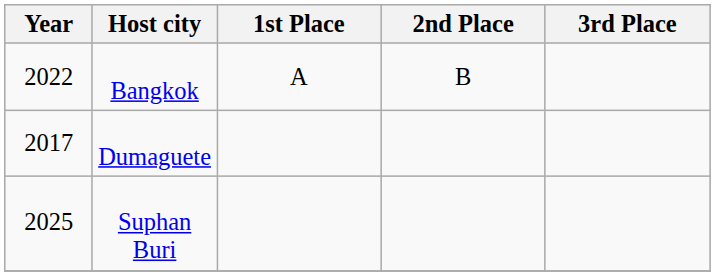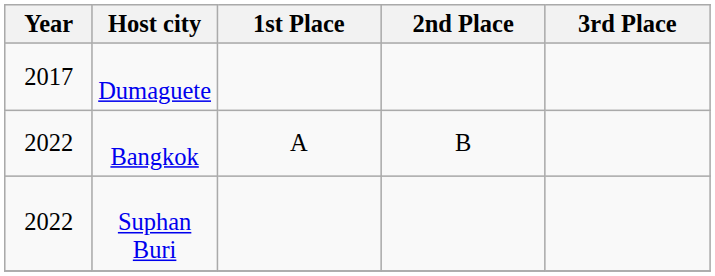rows swapped: (155, 156) <-> (155, 90)
(49, 223) 2025 -> (49, 223) 2022
